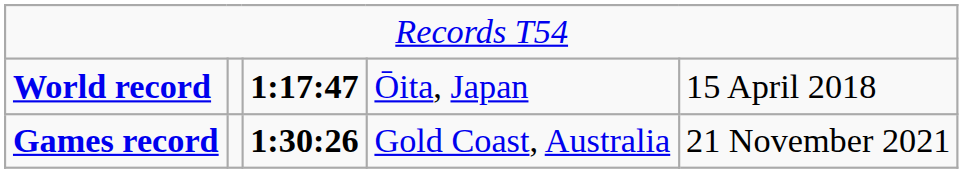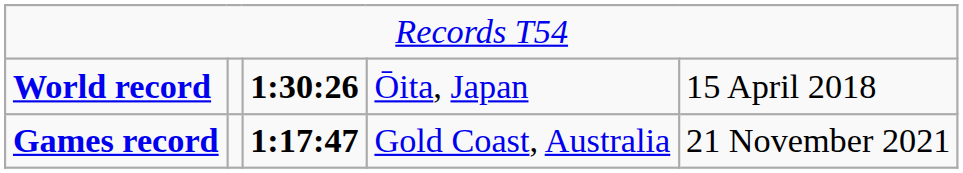(304, 85) 1:17:47 -> (304, 85) 1:30:26
(304, 140) 1:30:26 -> (304, 140) 1:17:47
